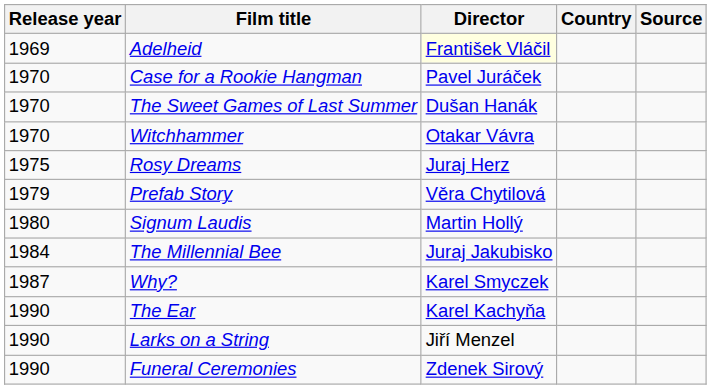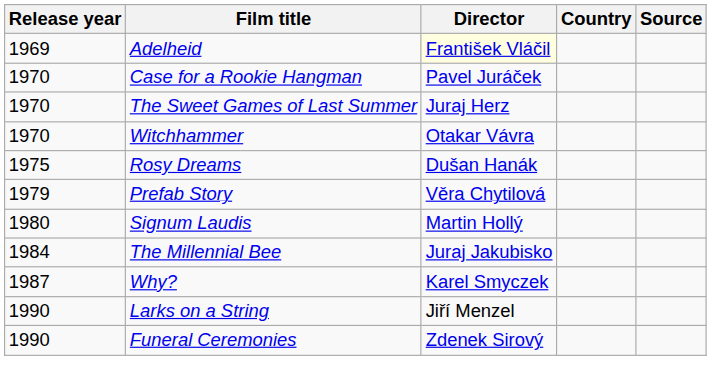(481, 106) Dušan Hanák -> (468, 106) Juraj Herz
(468, 164) Juraj Herz -> (481, 164) Dušan Hanák
- row: (163, 310)
